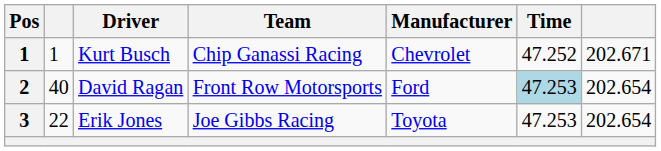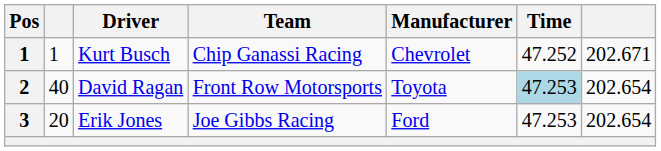(410, 87) Ford -> (419, 87) Toyota
(59, 120) 22 -> (59, 120) 20
(419, 120) Toyota -> (410, 120) Ford
